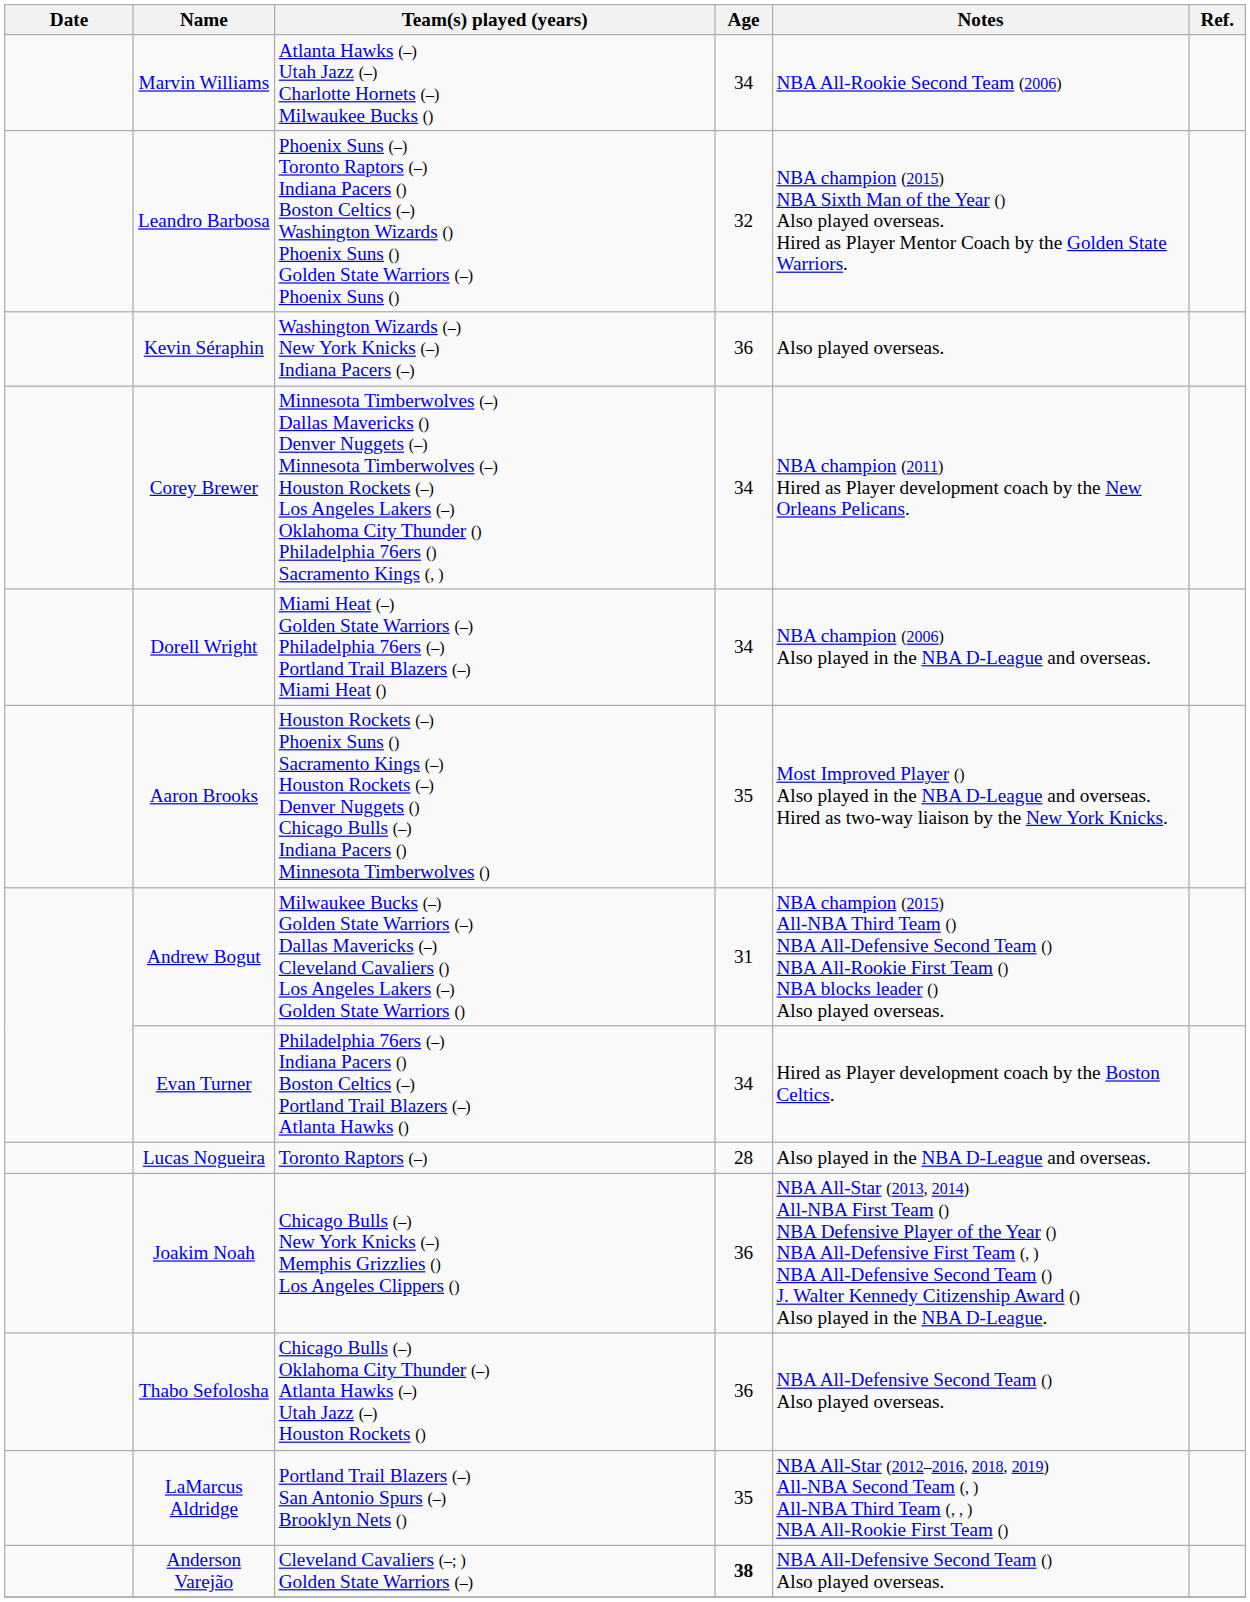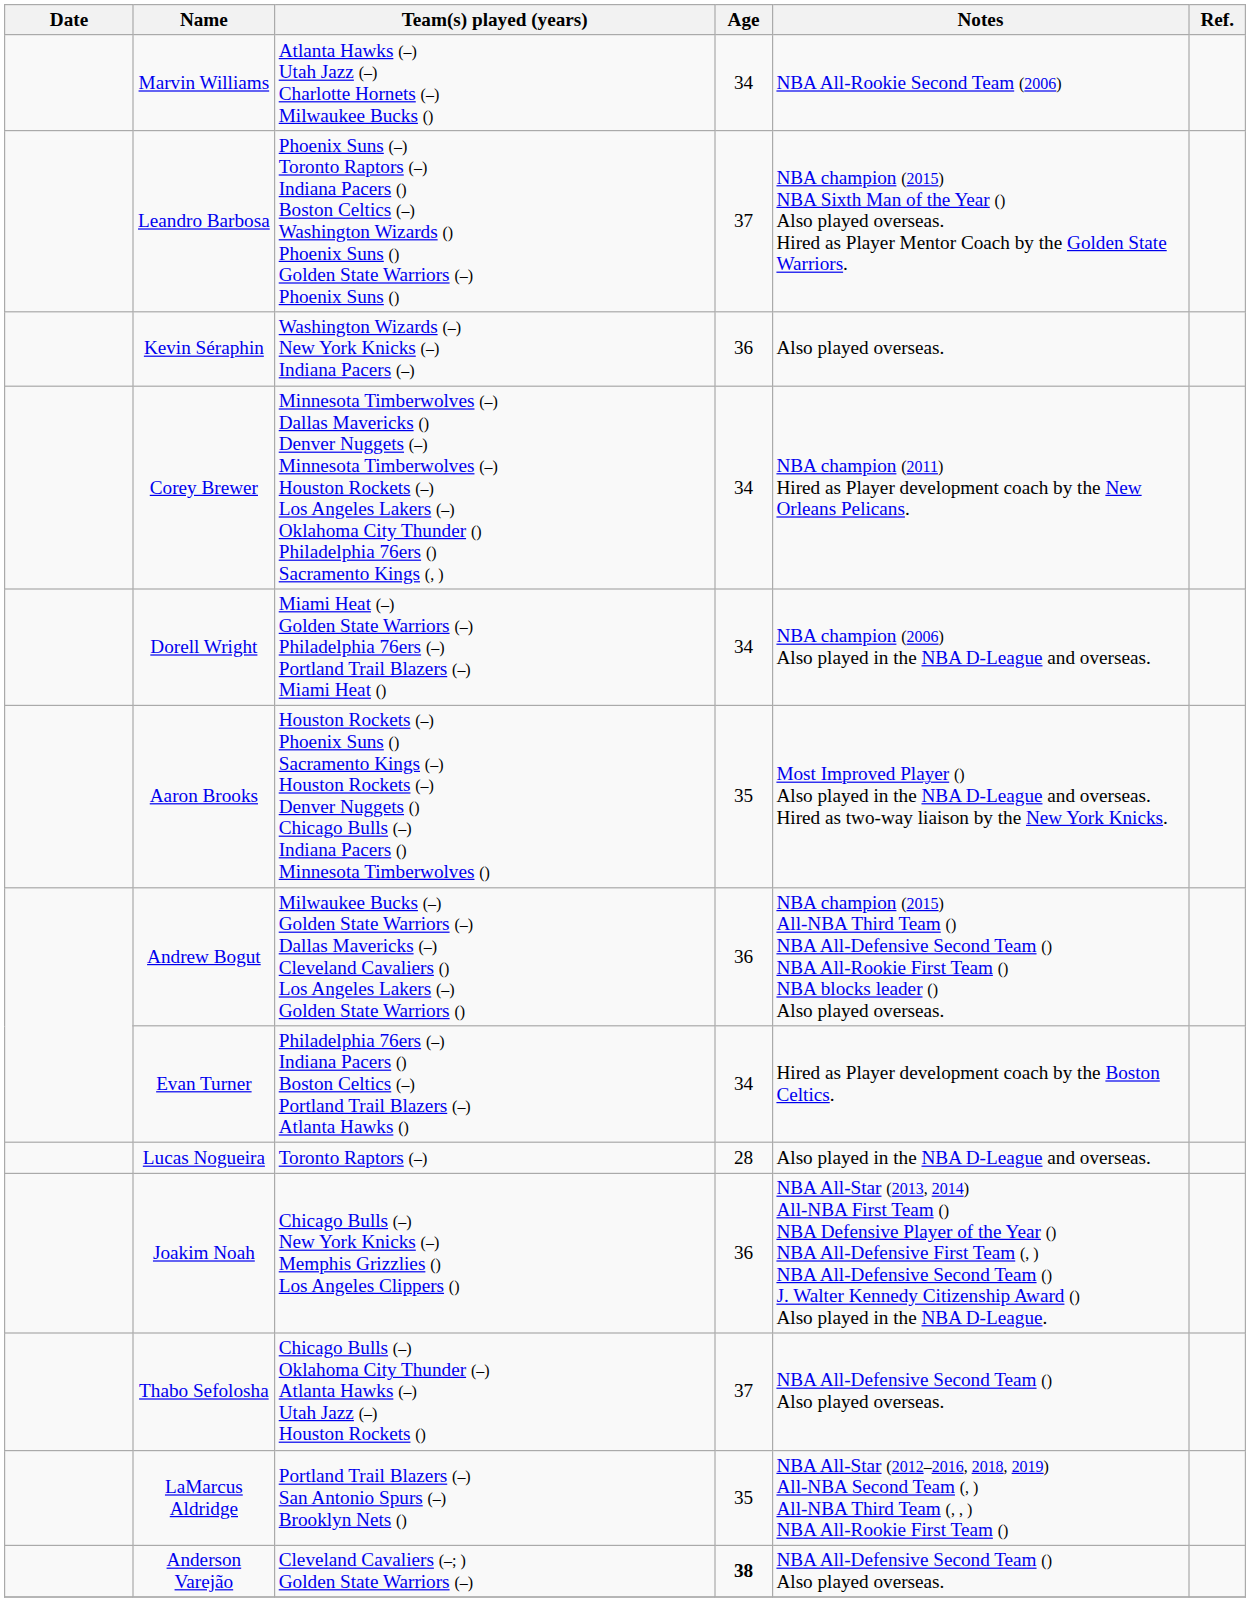(744, 221) 32 -> (744, 221) 37
(744, 956) 31 -> (744, 956) 36
(744, 1391) 36 -> (744, 1391) 37
